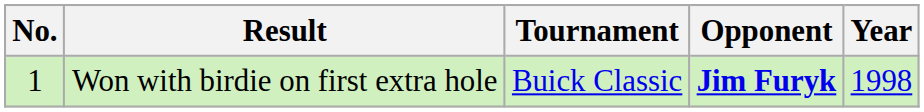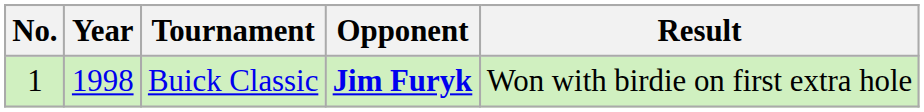columns swapped: (881, 30) <-> (285, 30)
